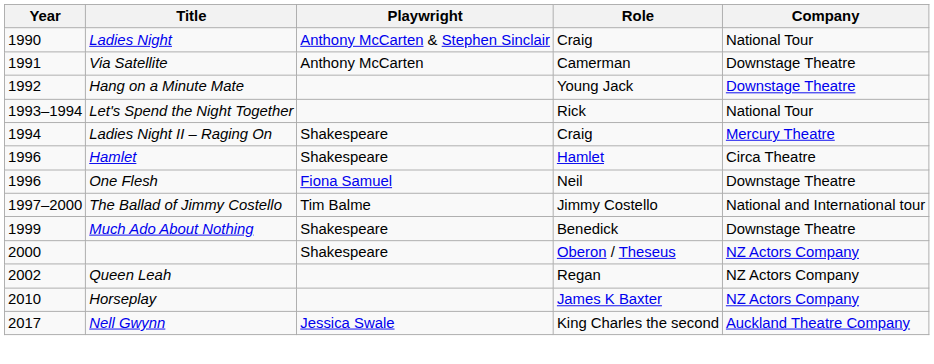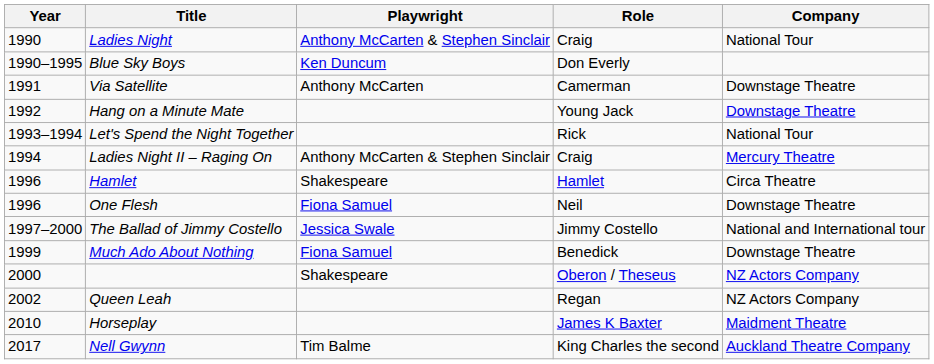+ row: (137, 63)
(344, 134) Shakespeare -> (425, 157) Anthony McCarten & Stephen Sinclair
(336, 205) Tim Balme -> (347, 228) Jessica Swale
(344, 228) Shakespeare -> (346, 252) Fiona Samuel
(792, 299) NZ Actors Company -> (786, 323) Maidment Theatre
(347, 323) Jessica Swale -> (336, 346) Tim Balme
